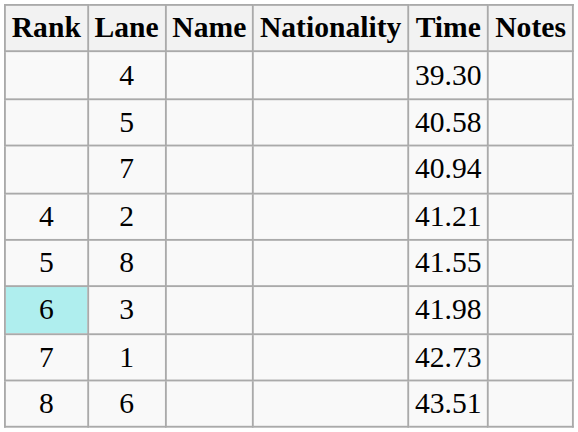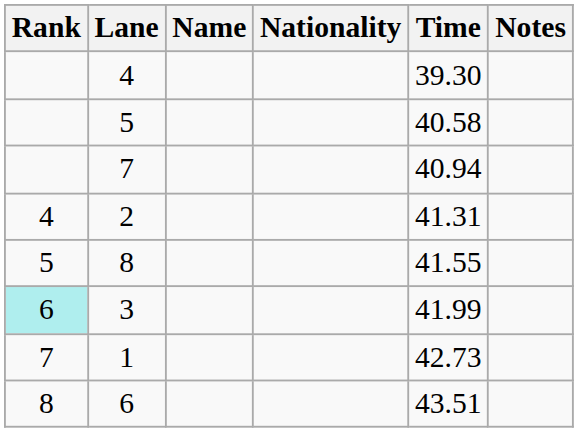(448, 215) 41.21 -> (448, 215) 41.31
(448, 309) 41.98 -> (448, 309) 41.99
